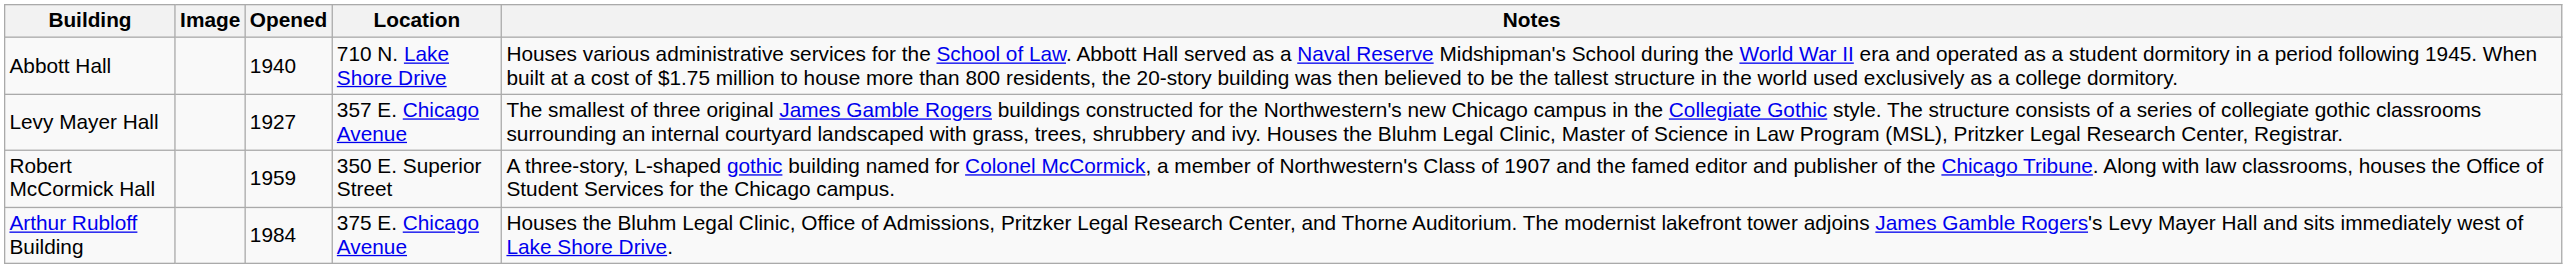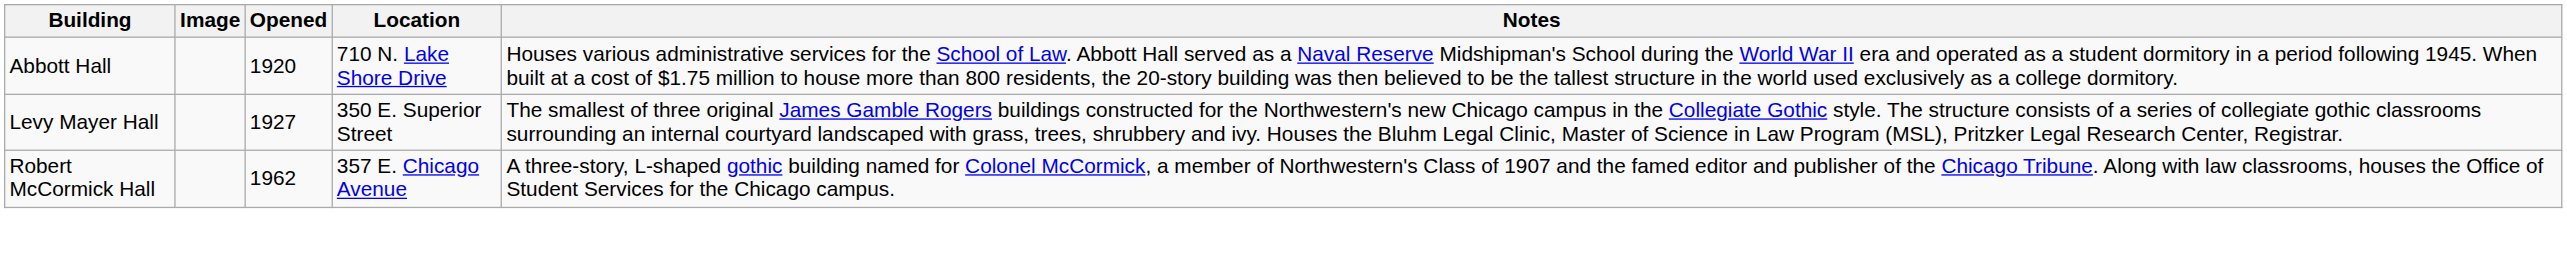(273, 65) 1940 -> (273, 65) 1920
(408, 122) 357 E. Chicago Avenue -> (409, 122) 350 E. Superior Street
(273, 178) 1959 -> (273, 178) 1962
(409, 178) 350 E. Superior Street -> (408, 178) 357 E. Chicago Avenue
- row: (73, 234)
